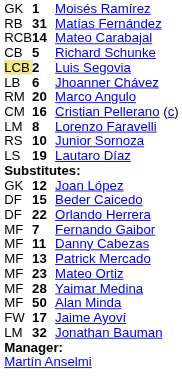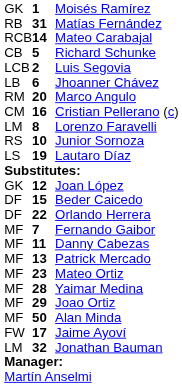(17, 67) khaki background -> (17, 67) no background
+ row: (85, 303)
